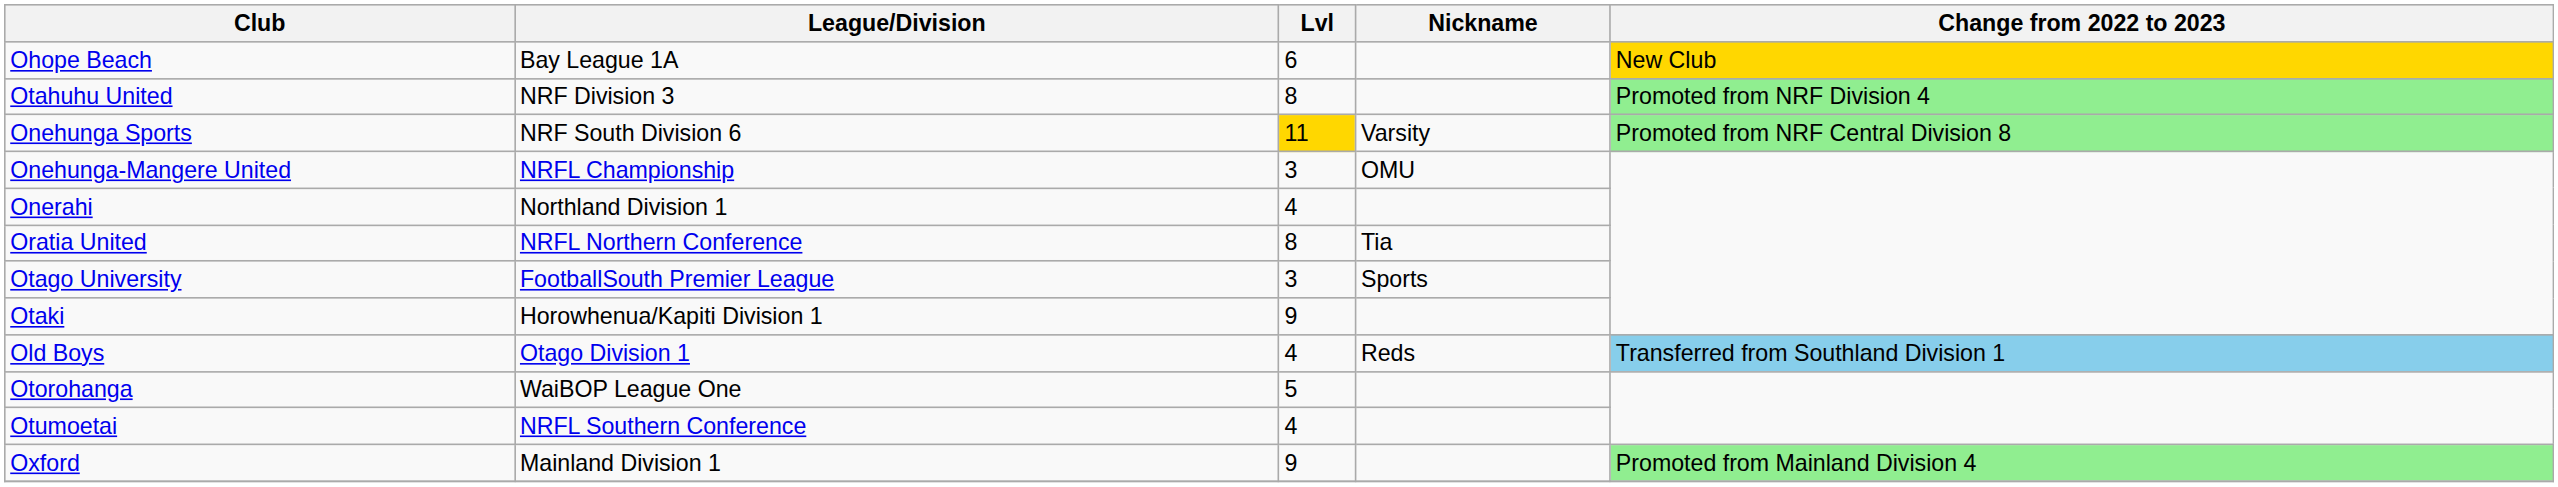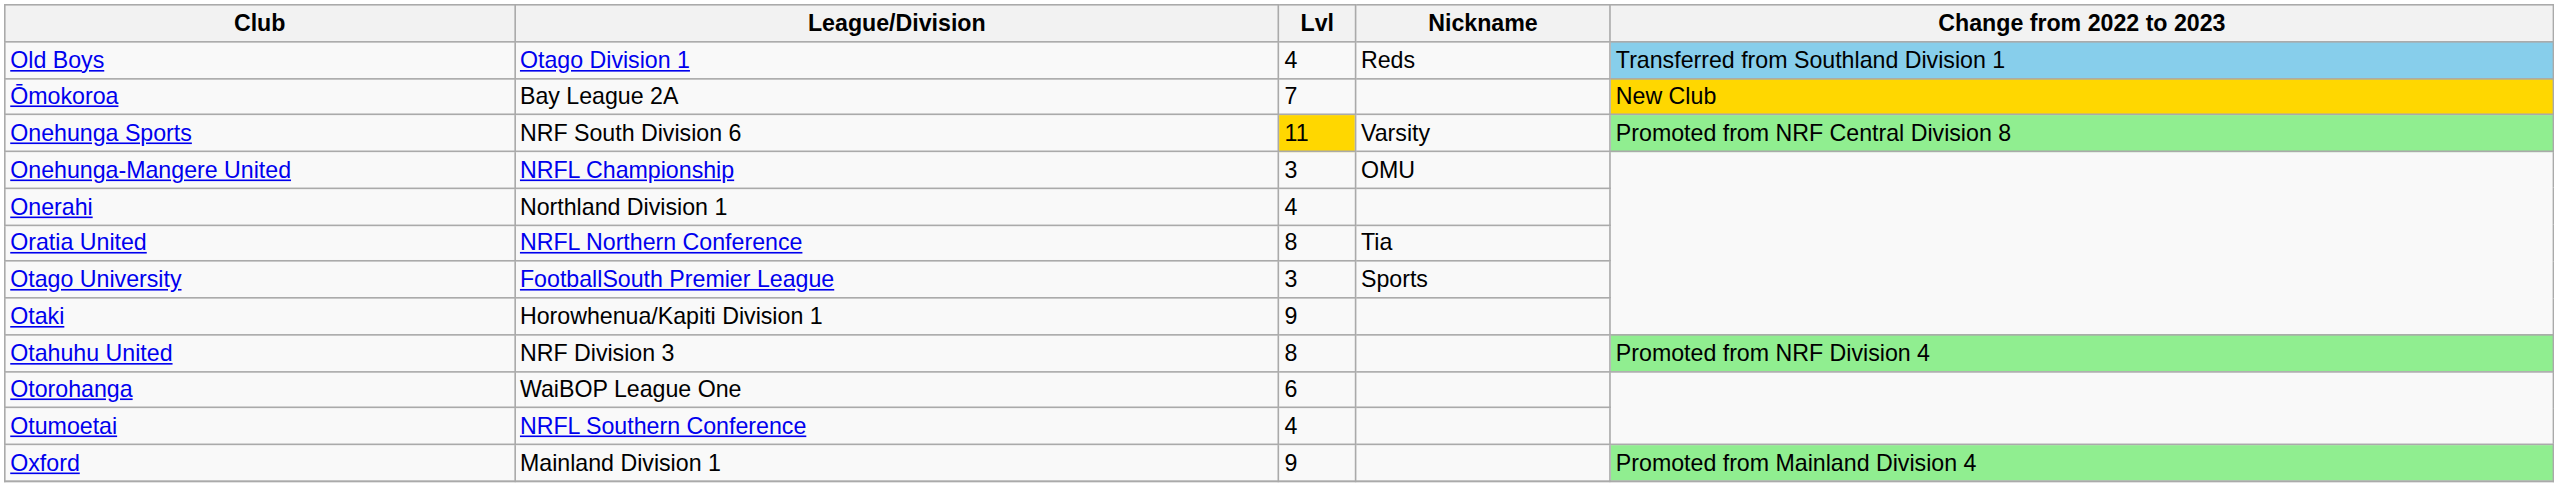- row: (81, 60)
rows swapped: (57, 353) <-> (91, 97)
+ row: (64, 97)
(1291, 390) 5 -> (1291, 390) 6
